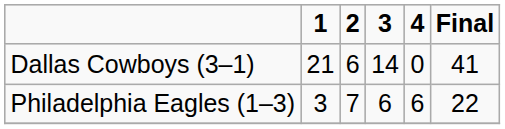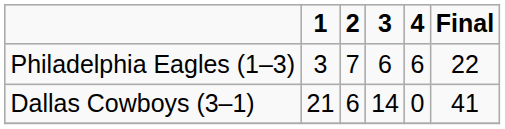rows swapped: (153, 103) <-> (133, 63)
